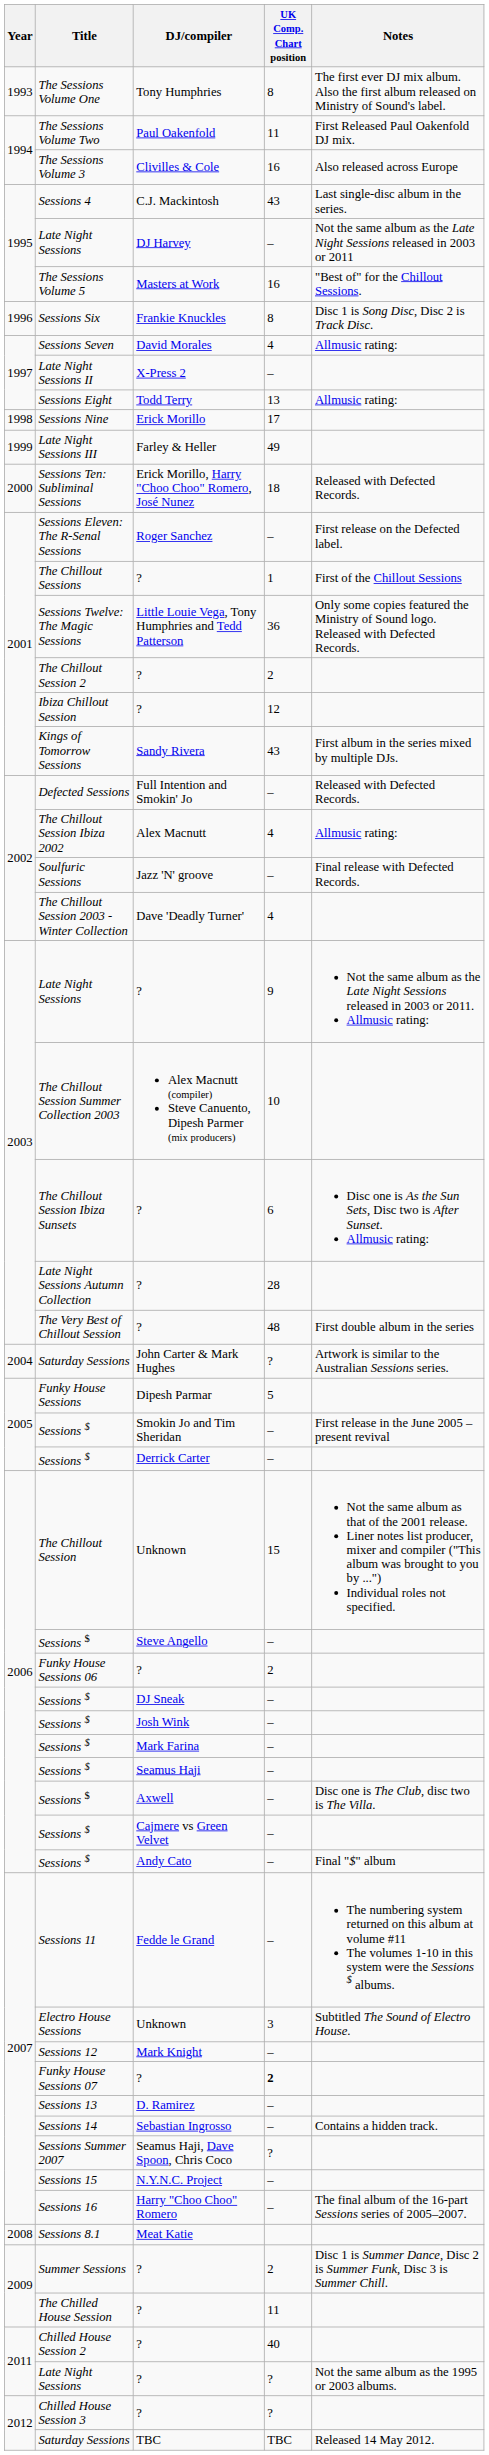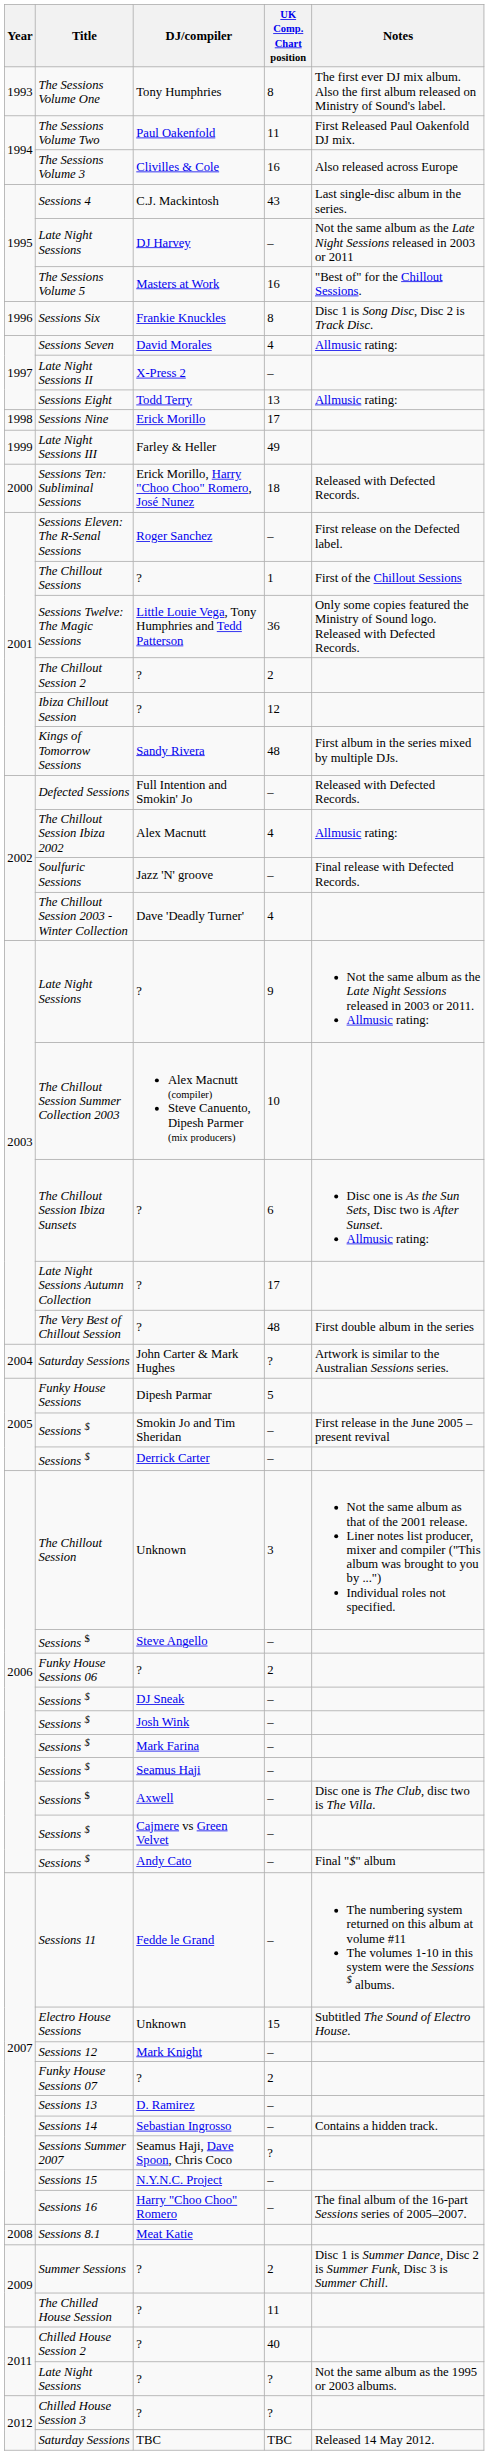(274, 750) 43 -> (274, 750) 48
(274, 1285) 28 -> (274, 1285) 17
(274, 1550) 15 -> (270, 1550) 3
(270, 2024) 3 -> (274, 2024) 15
(270, 2078) bold -> (270, 2078) normal
